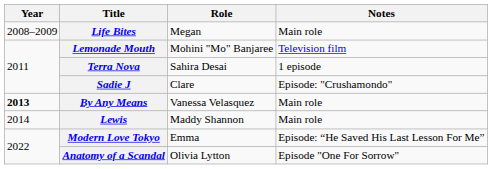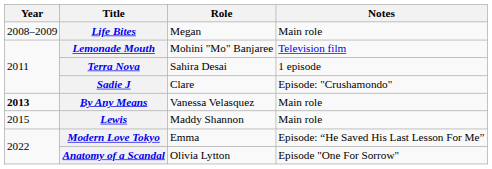(18, 119) 2014 -> (18, 119) 2015
